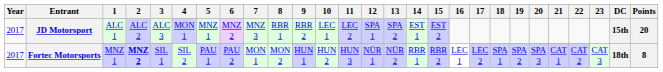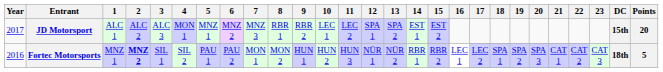(15, 55) 2017 -> (15, 55) 2016
(644, 55) 8 -> (644, 55) 5
